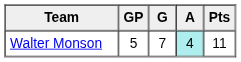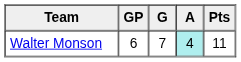(133, 43) 5 -> (133, 43) 6
